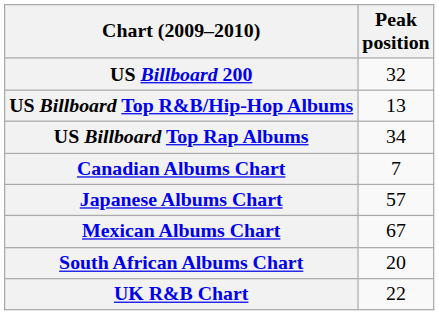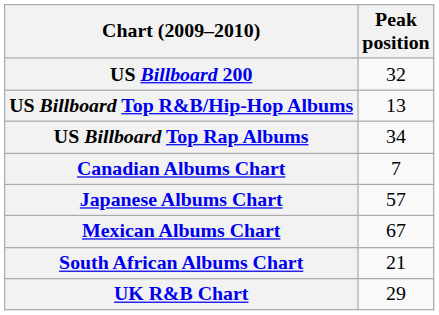(396, 262) 20 -> (396, 262) 21
(396, 294) 22 -> (396, 294) 29
